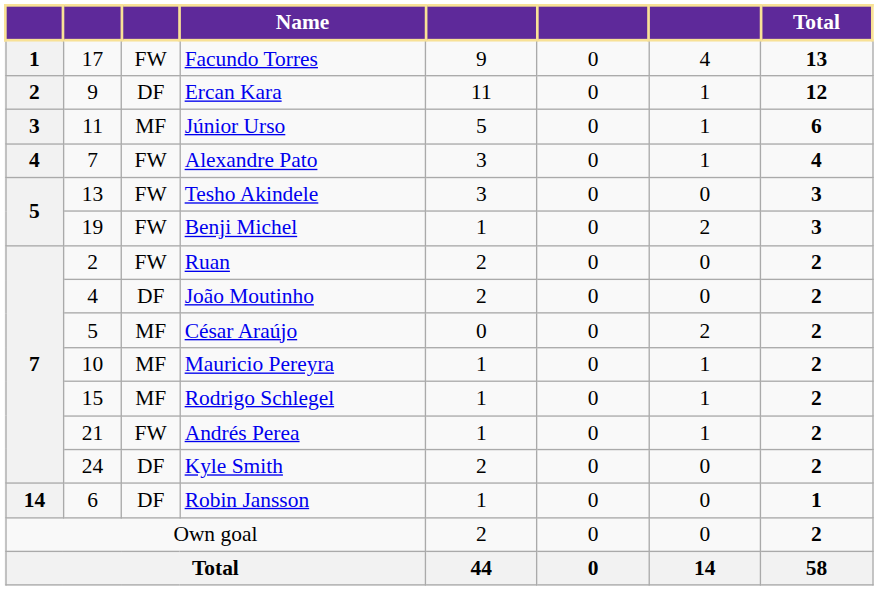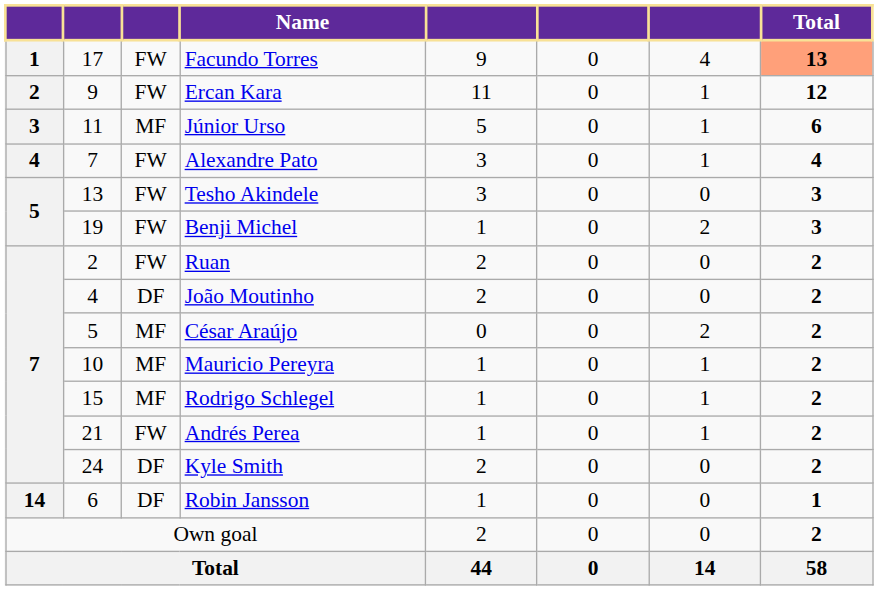(816, 58) no background -> (816, 58) lightsalmon background
(151, 92) DF -> (151, 92) FW
